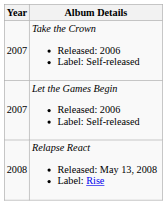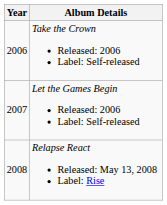(17, 50) 2007 -> (17, 50) 2006
